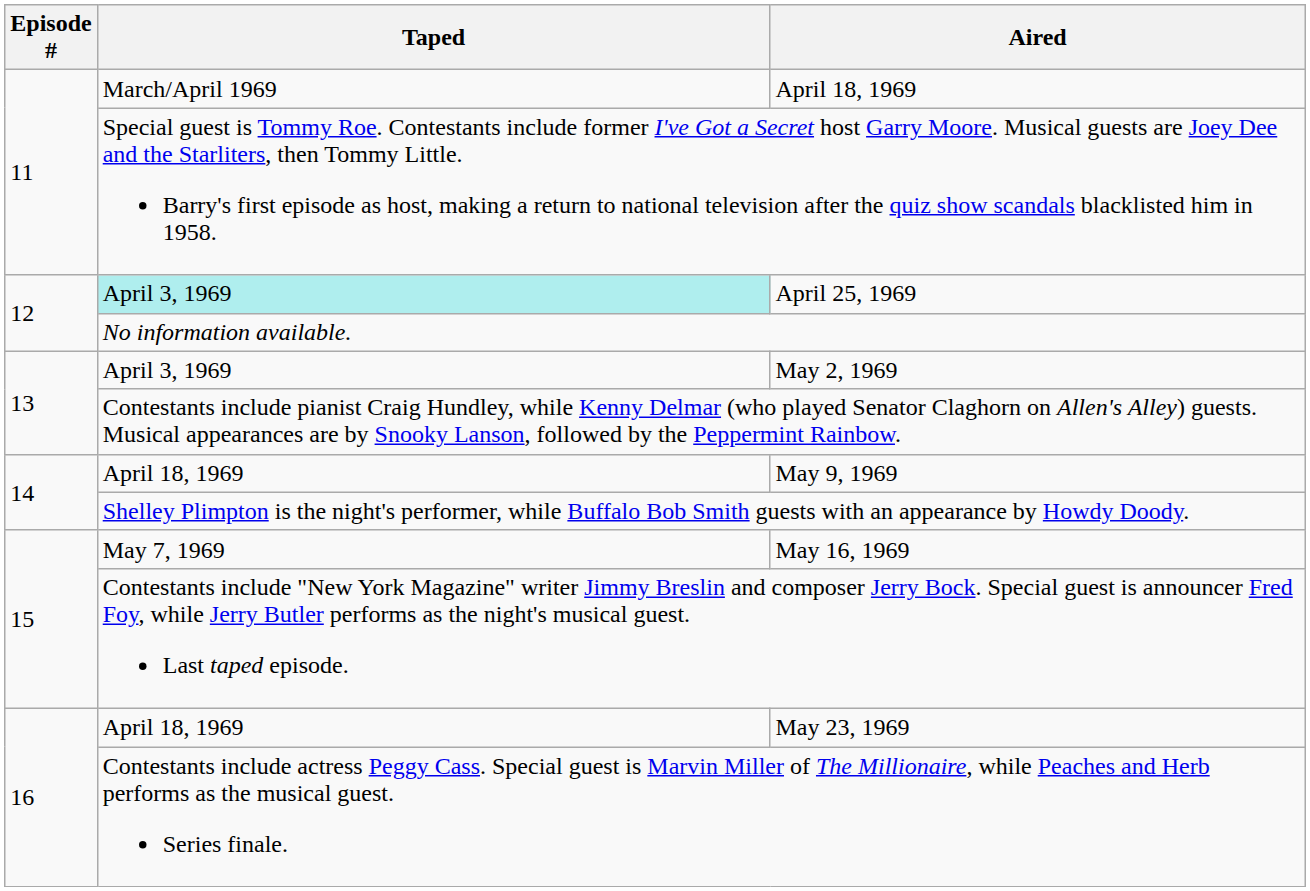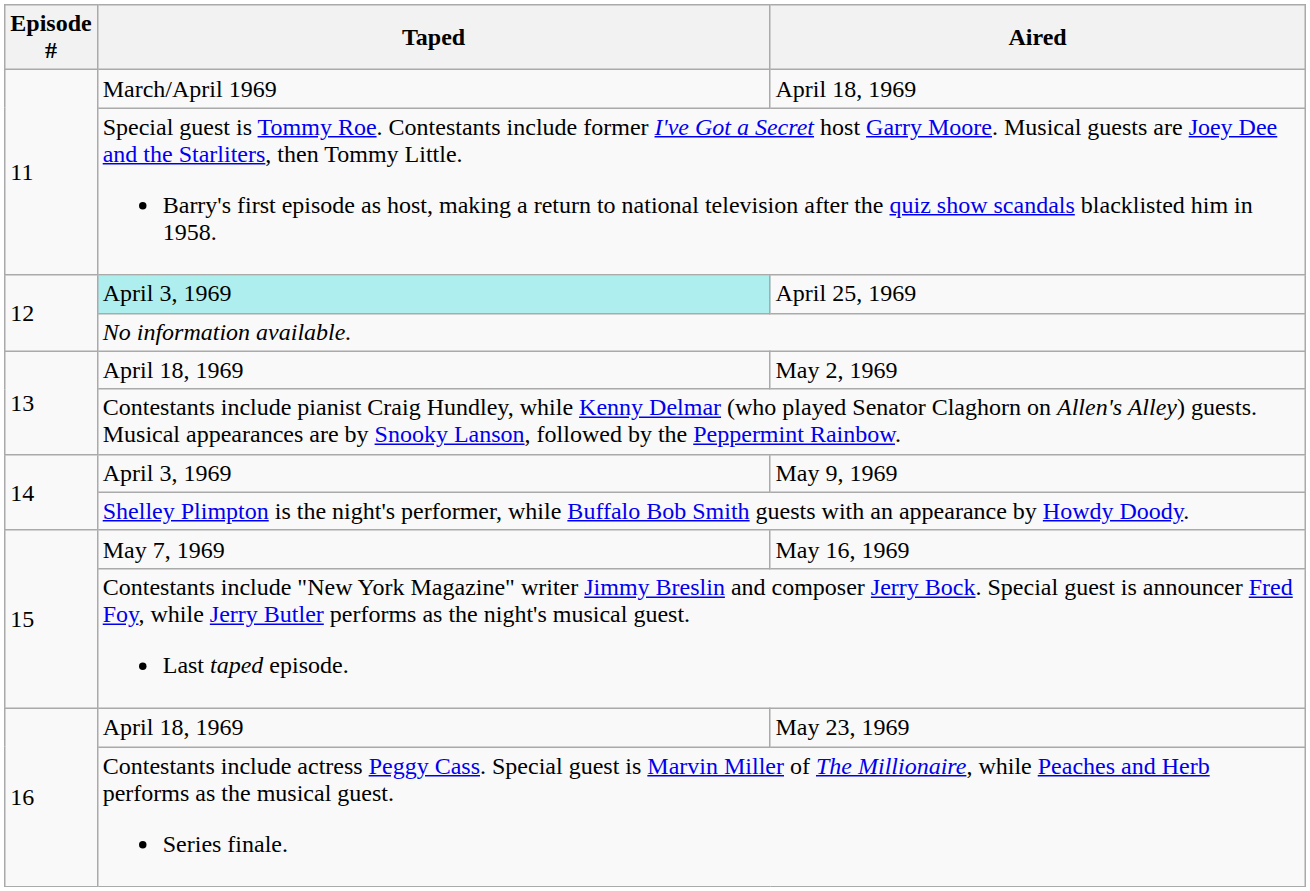(167, 369) April 3, 1969 -> (173, 369) April 18, 1969
(173, 472) April 18, 1969 -> (167, 472) April 3, 1969
